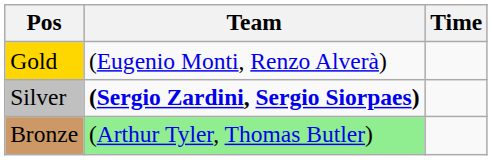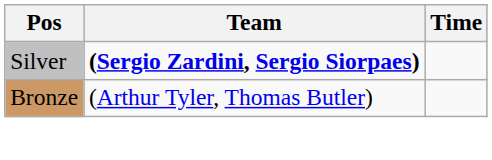- row: (34, 60)
(231, 135) lightgreen background -> (231, 97) no background
